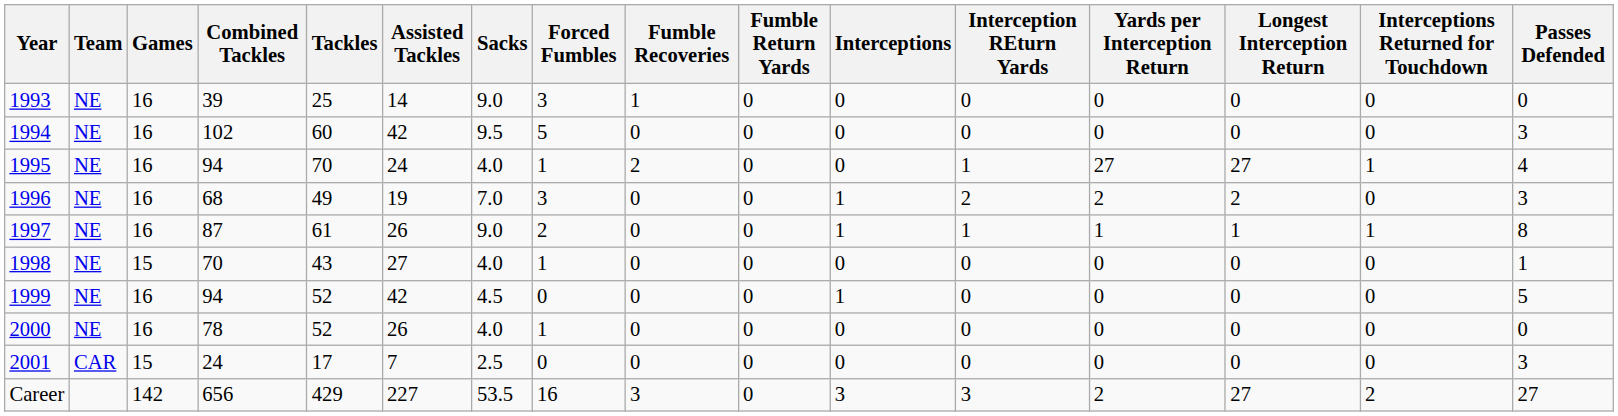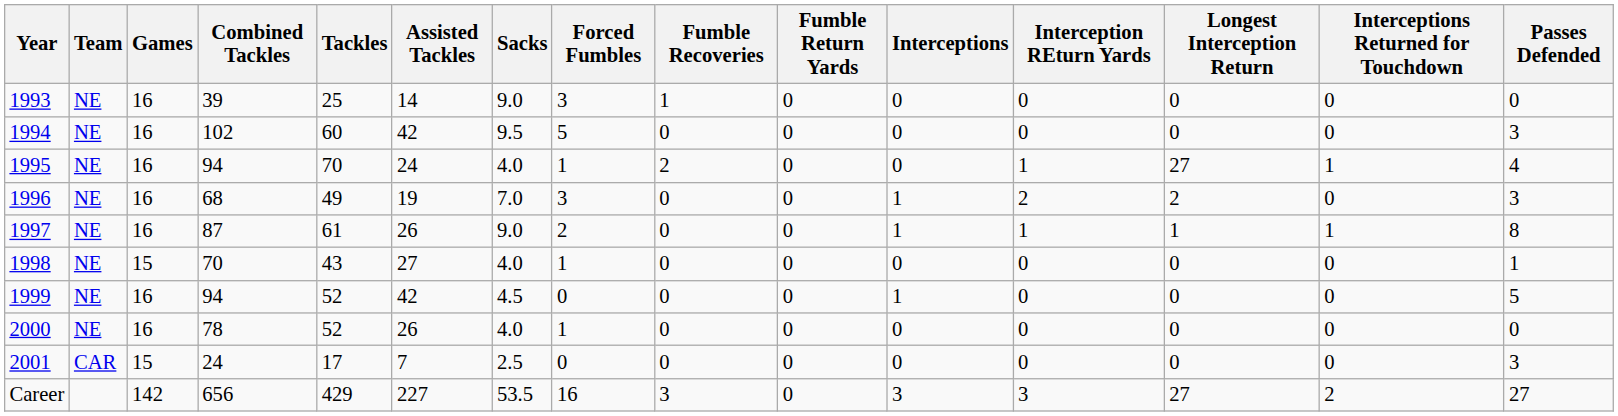- column: (1157, 44)
